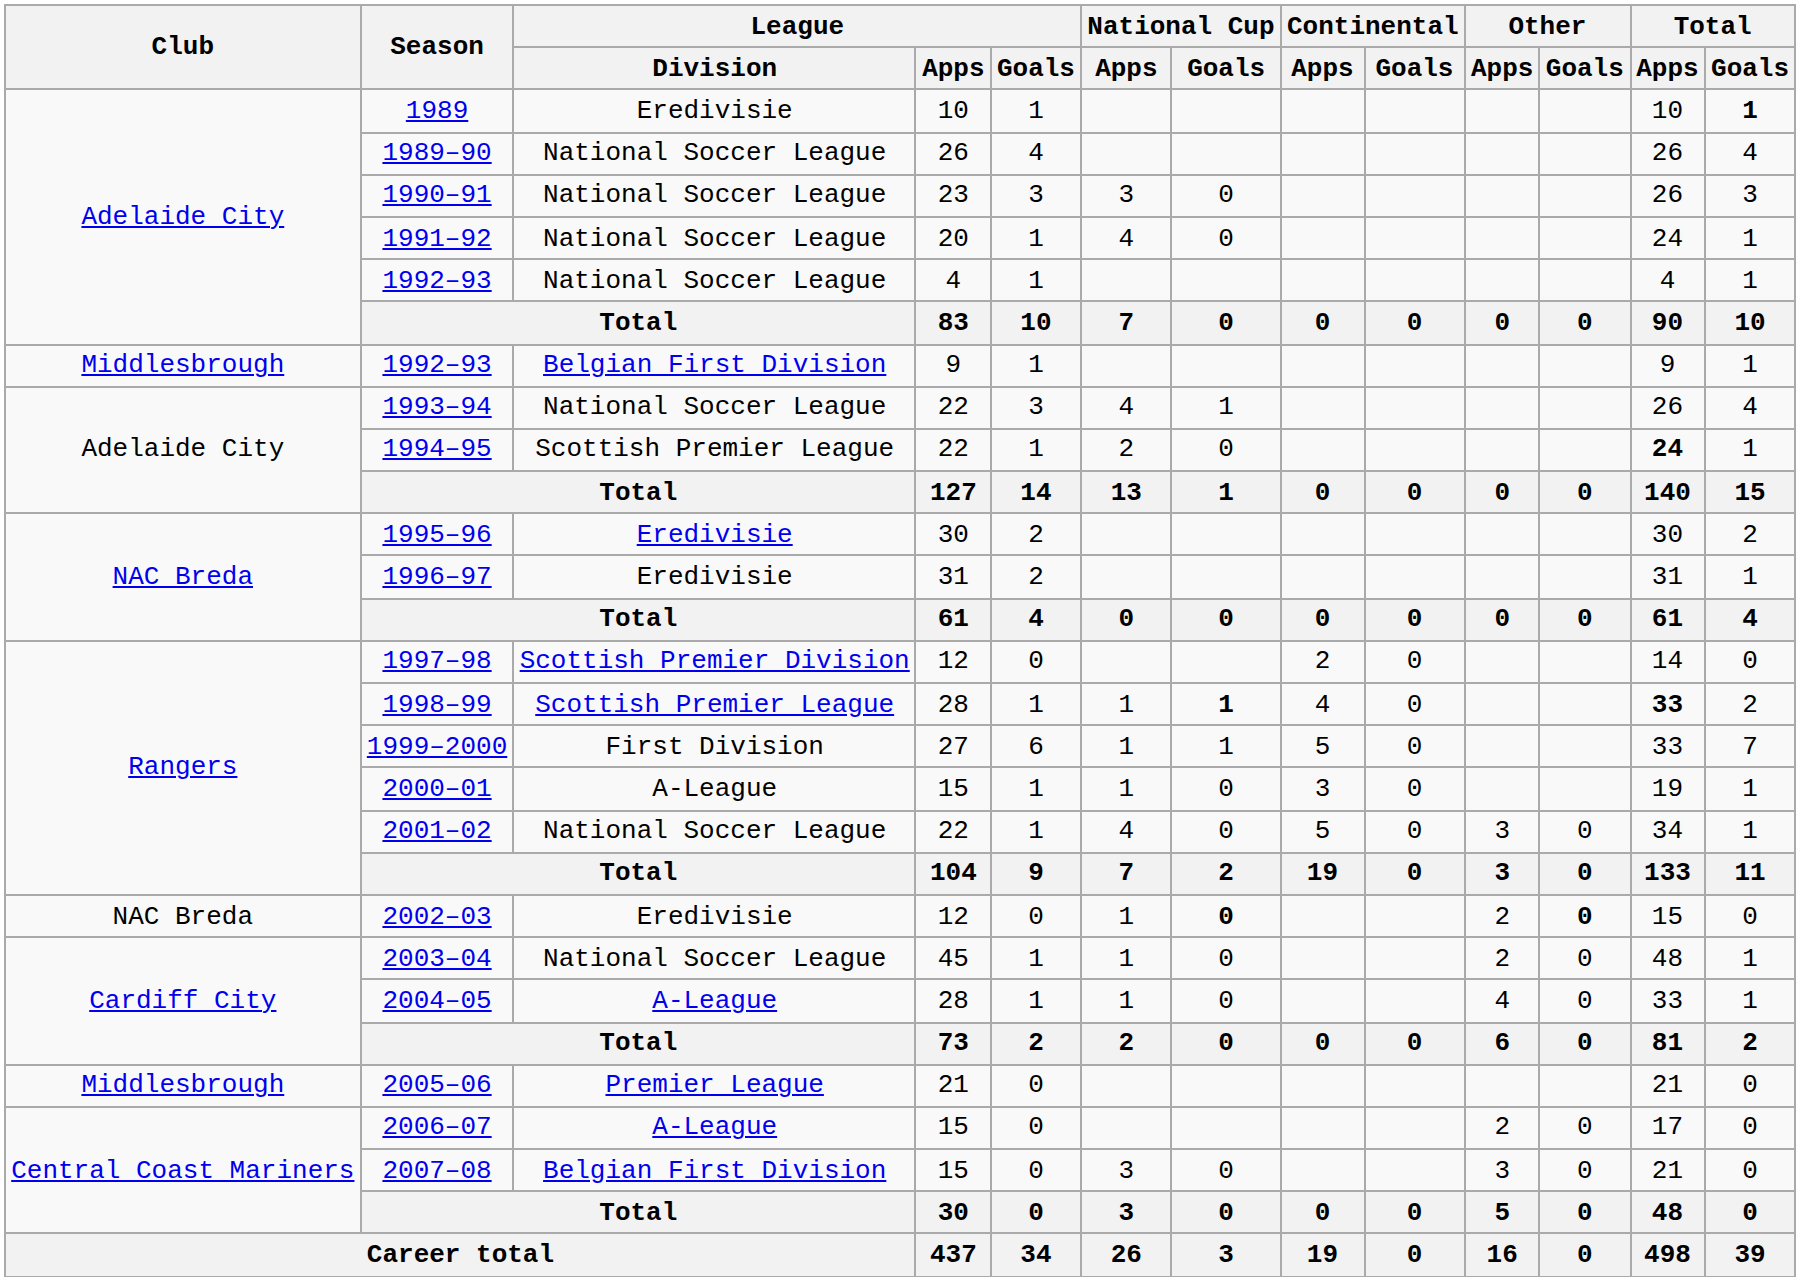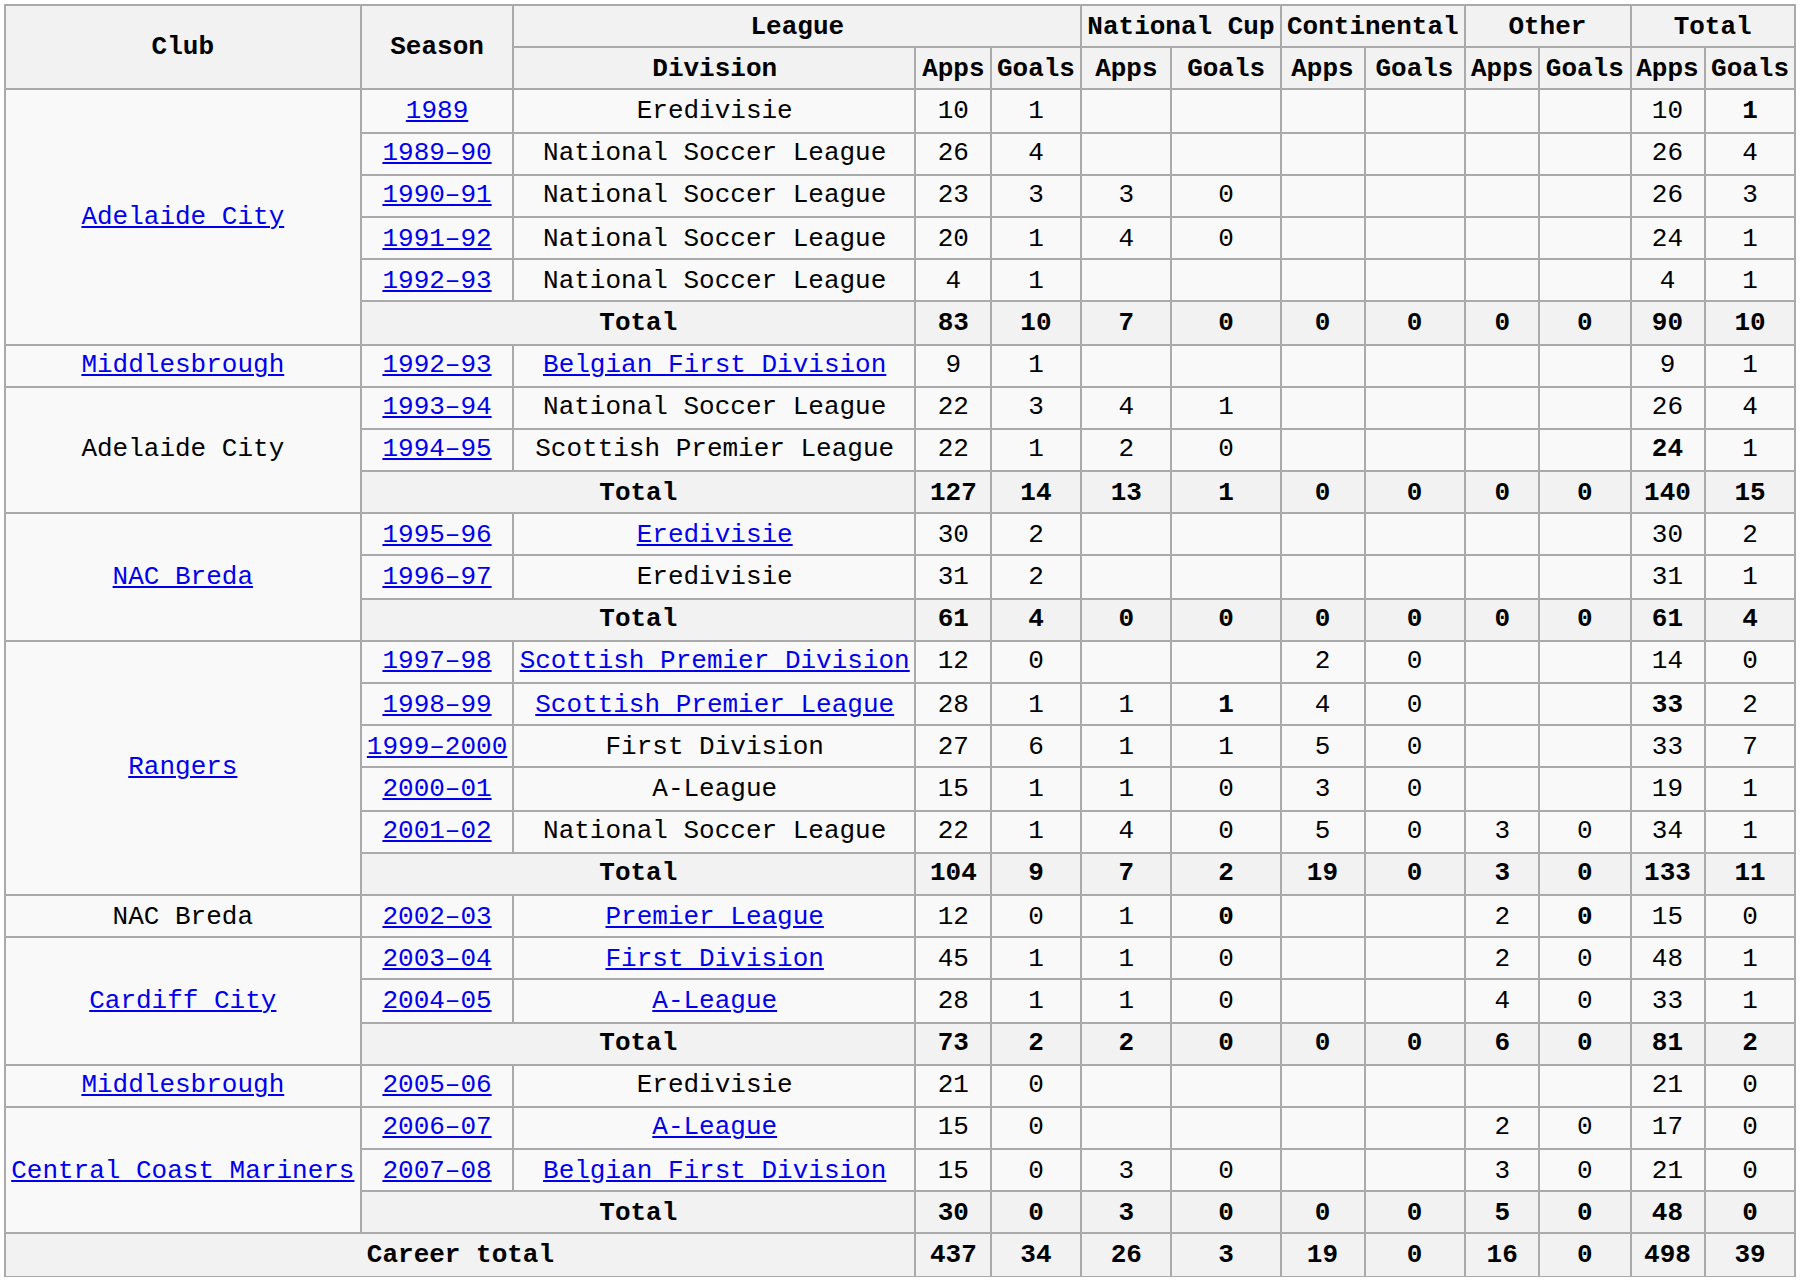(715, 916) Eredivisie -> (715, 916) Premier League
(715, 958) National Soccer League -> (715, 958) First Division
(715, 1086) Premier League -> (715, 1086) Eredivisie
